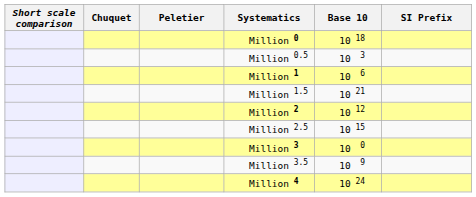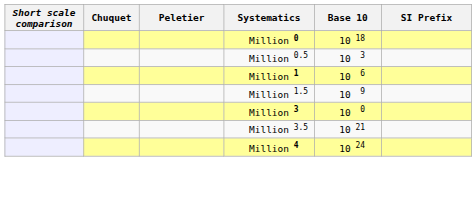(341, 93) 10 21 -> (341, 93) 10 9
- row: (262, 111)
- row: (267, 129)
(341, 165) 10 9 -> (341, 129) 10 21
